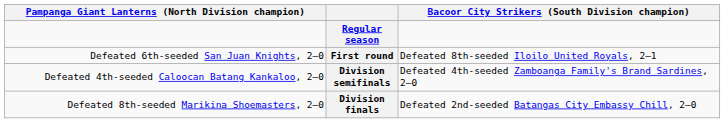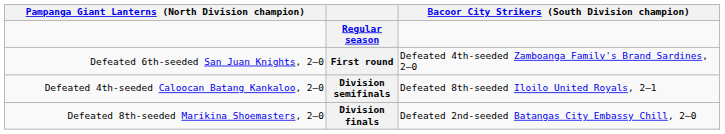(528, 55) Defeated 8th-seeded Iloilo United Royals, 2–1 -> (554, 61) Defeated 4th-seeded Zamboanga Family's Brand Sardines, 2–0
(554, 77) Defeated 4th-seeded Zamboanga Family's Brand Sardines, 2–0 -> (528, 88) Defeated 8th-seeded Iloilo United Royals, 2–1
